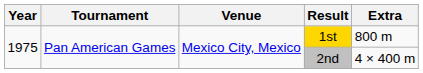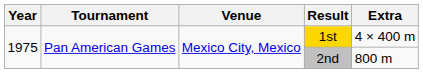(374, 37) 800 m -> (385, 37) 4 × 400 m
(385, 58) 4 × 400 m -> (374, 58) 800 m
